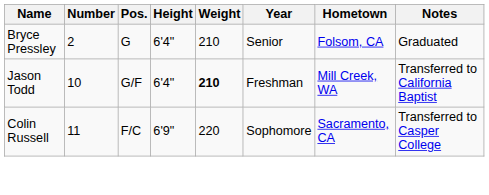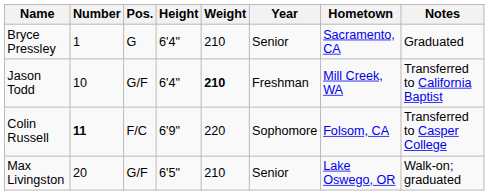(71, 41) 2 -> (76, 41) 1
(350, 41) Folsom, CA -> (359, 41) Sacramento, CA
(74, 131) normal -> (80, 131) bold
(353, 131) Sacramento, CA -> (356, 131) Folsom, CA
+ row: (36, 172)
